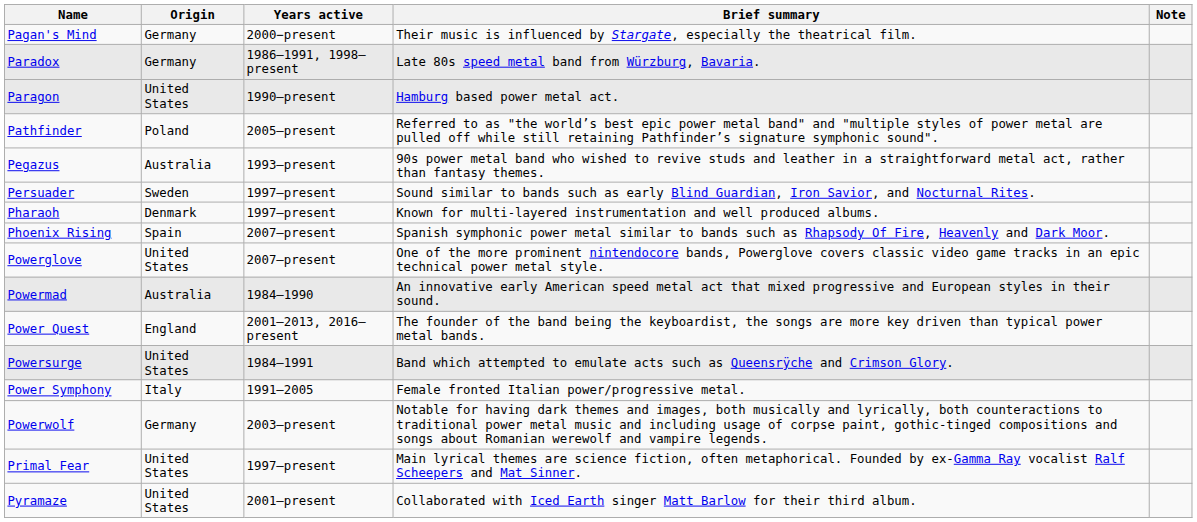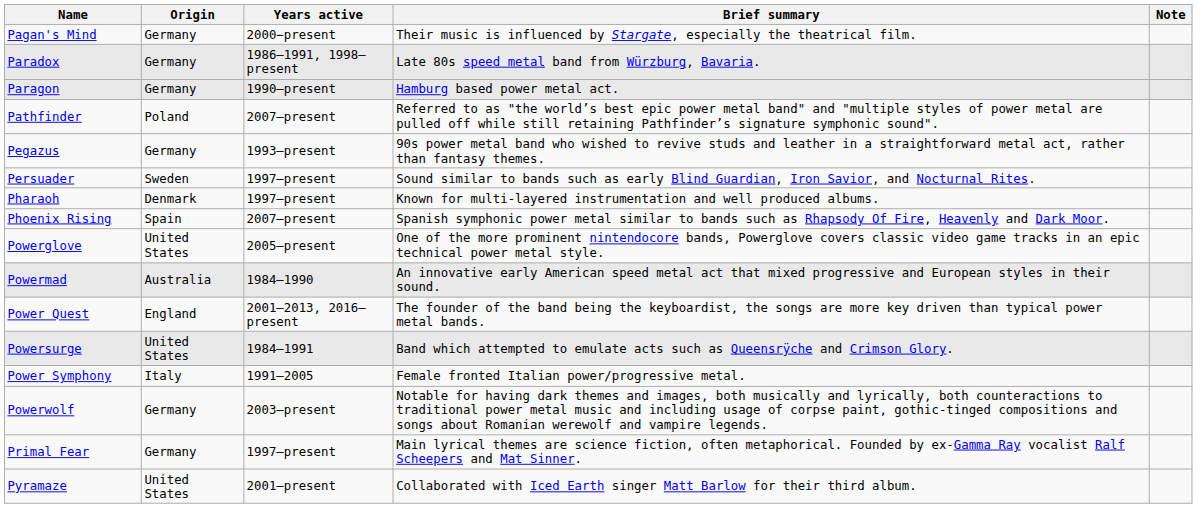(167, 96) United States -> (170, 89) Germany
(291, 131) 2005–present -> (291, 116) 2007–present
(178, 165) Australia -> (170, 151) Germany
(291, 260) 2007–present -> (291, 246) 2005–present
(167, 466) United States -> (170, 452) Germany
